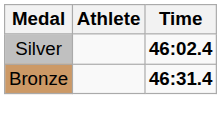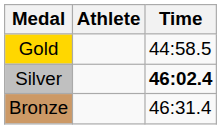+ row: (39, 49)
(181, 78) bold -> (180, 108) normal
